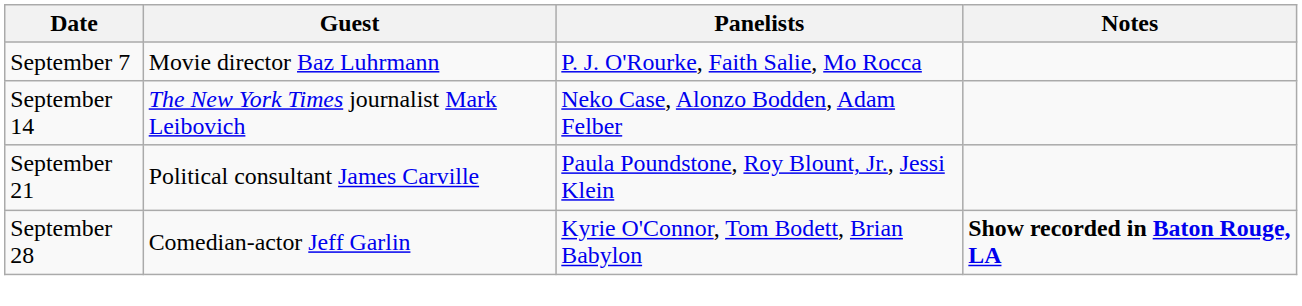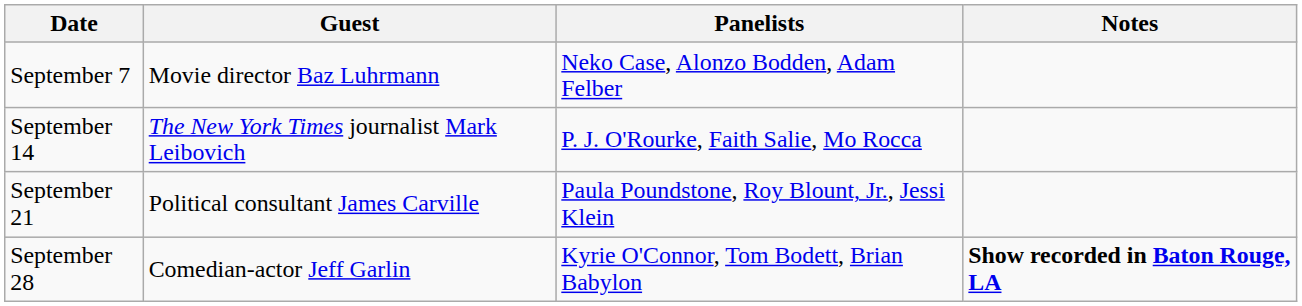(742, 61) P. J. O'Rourke, Faith Salie, Mo Rocca -> (728, 74) Neko Case, Alonzo Bodden, Adam Felber
(728, 112) Neko Case, Alonzo Bodden, Adam Felber -> (742, 139) P. J. O'Rourke, Faith Salie, Mo Rocca
